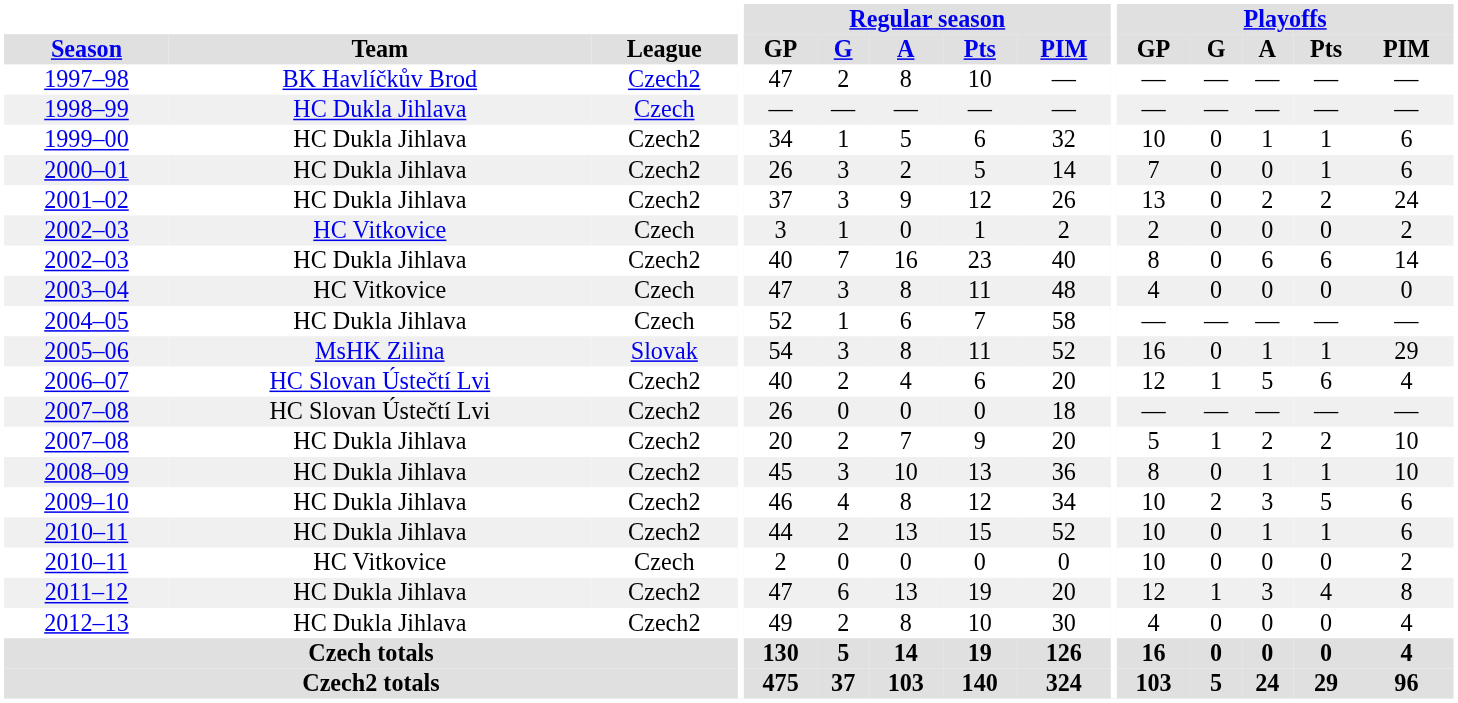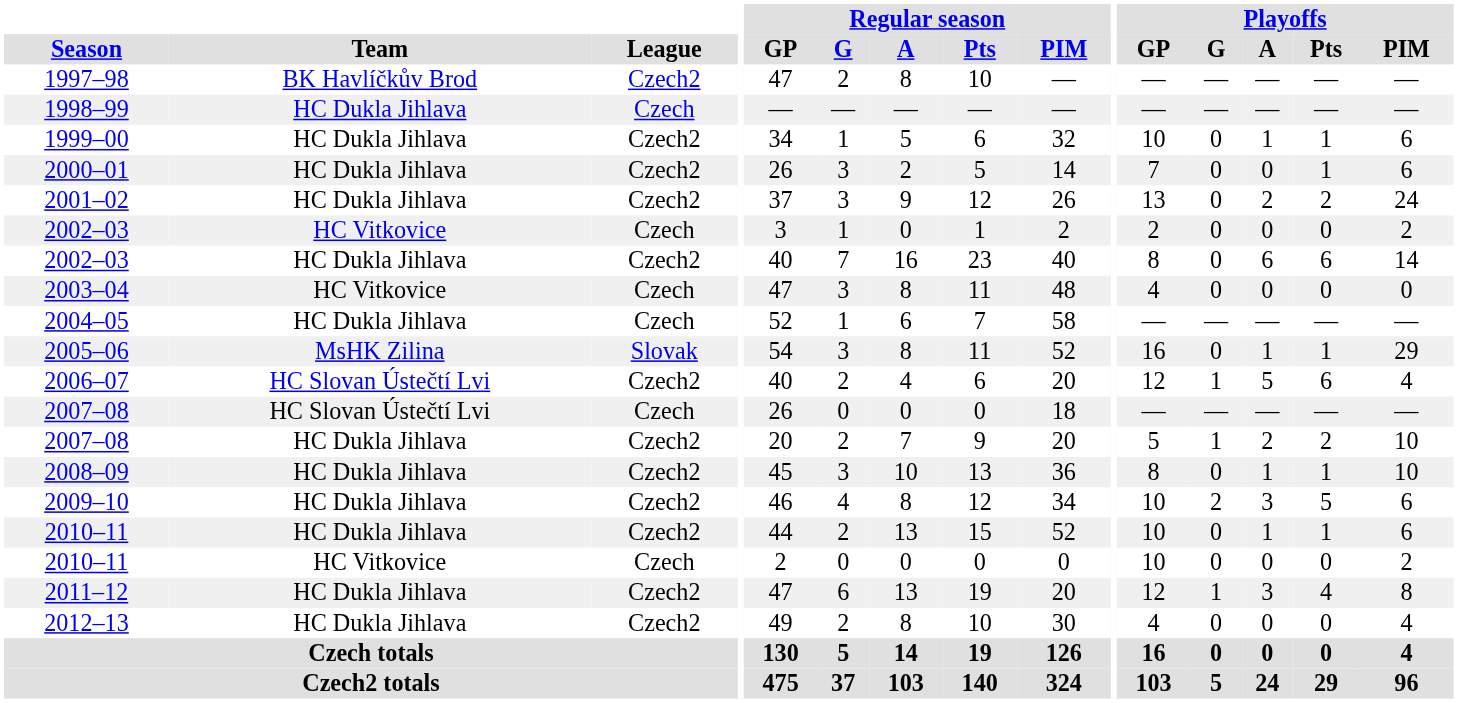(664, 411) Czech2 -> (664, 411) Czech
